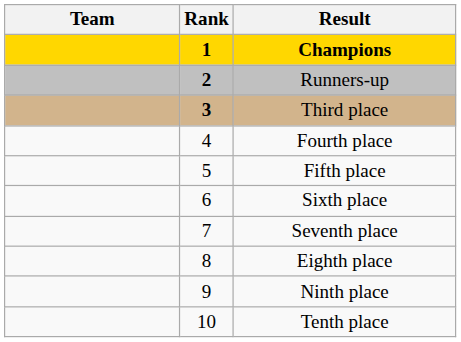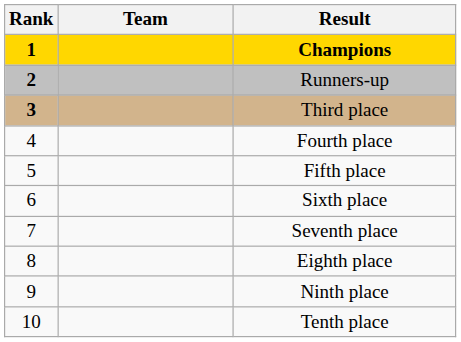columns swapped: (207, 19) <-> (92, 19)
